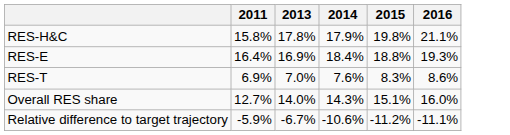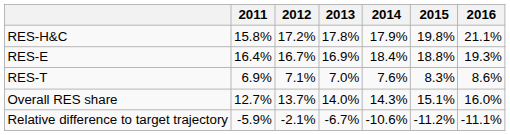+ column: (297, 15)
